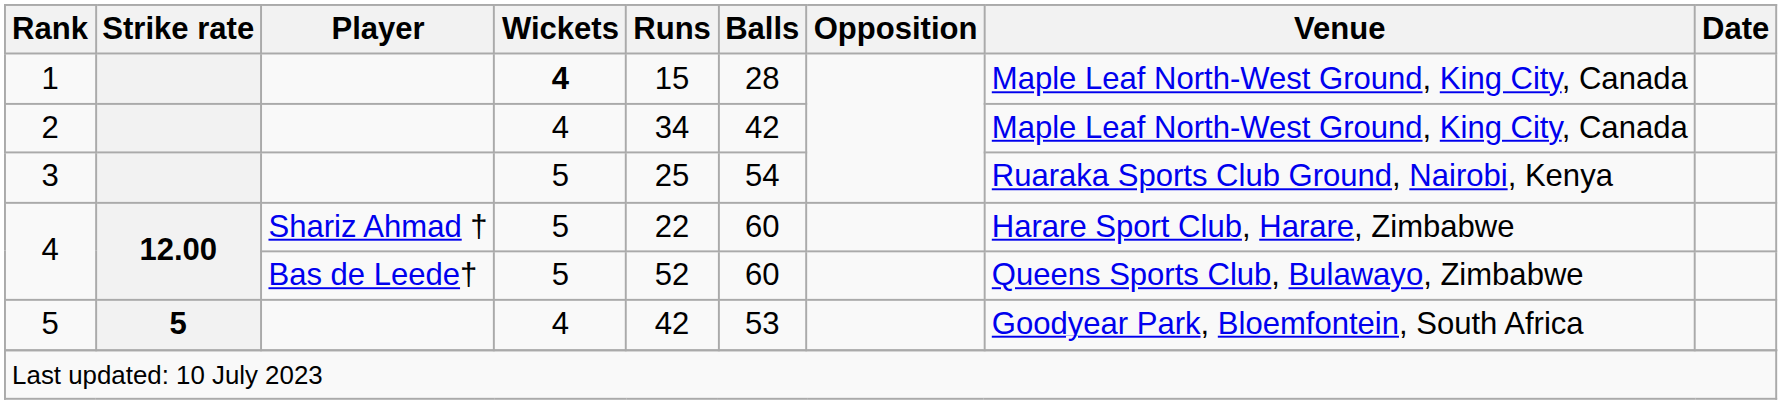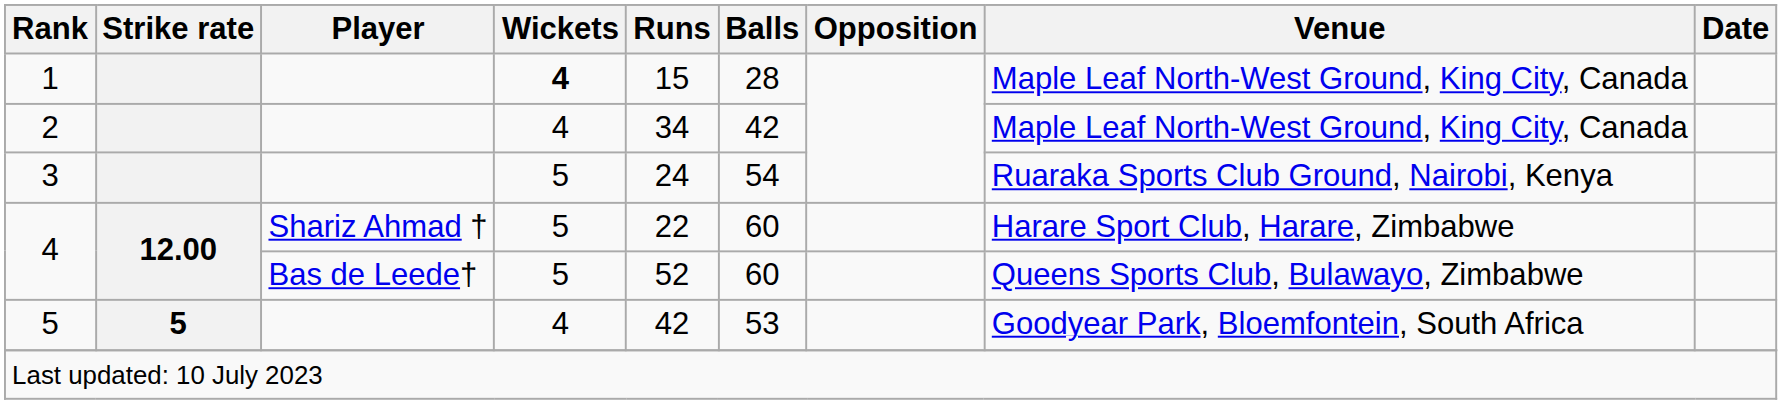(672, 176) 25 -> (672, 176) 24
